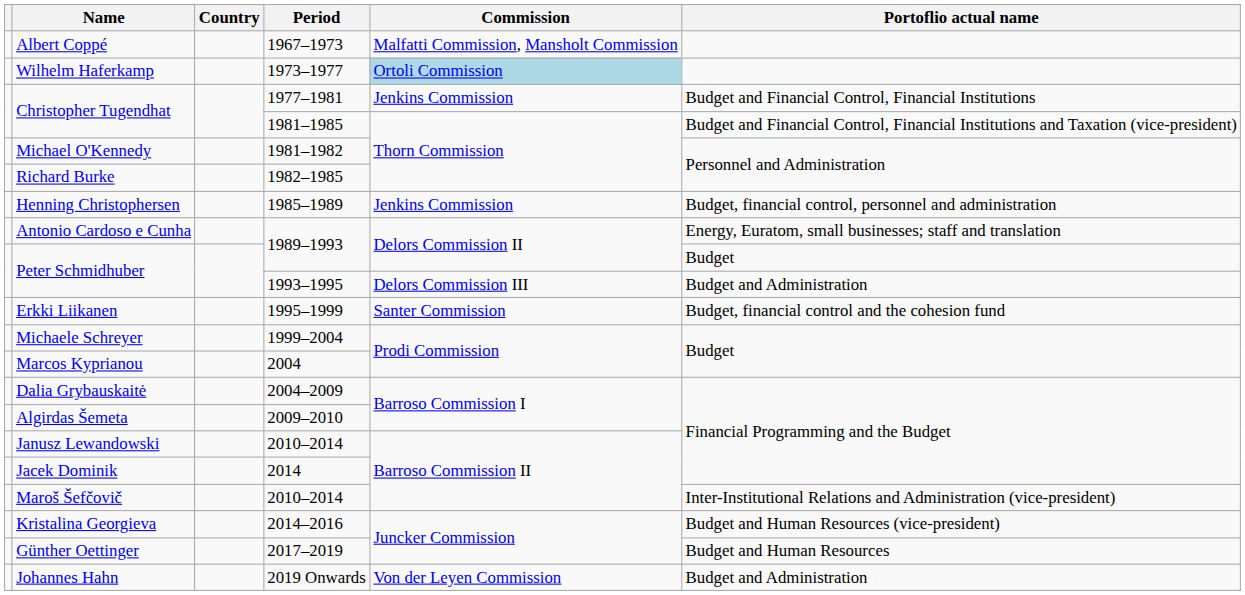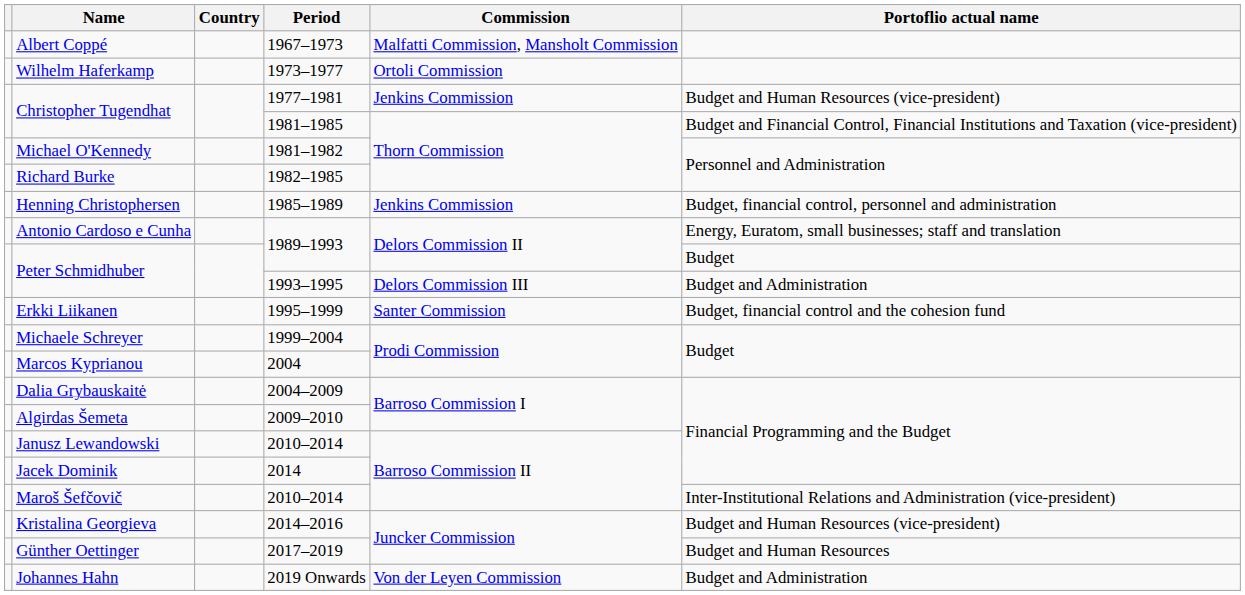(438, 71) lightblue background -> (438, 71) no background
(861, 97) Budget and Financial Control, Financial Institutions -> (843, 97) Budget and Human Resources (vice-president)
